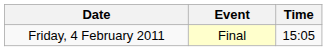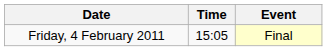columns swapped: (299, 14) <-> (232, 14)
